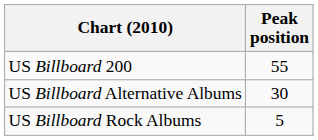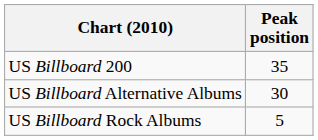(280, 65) 55 -> (280, 65) 35
